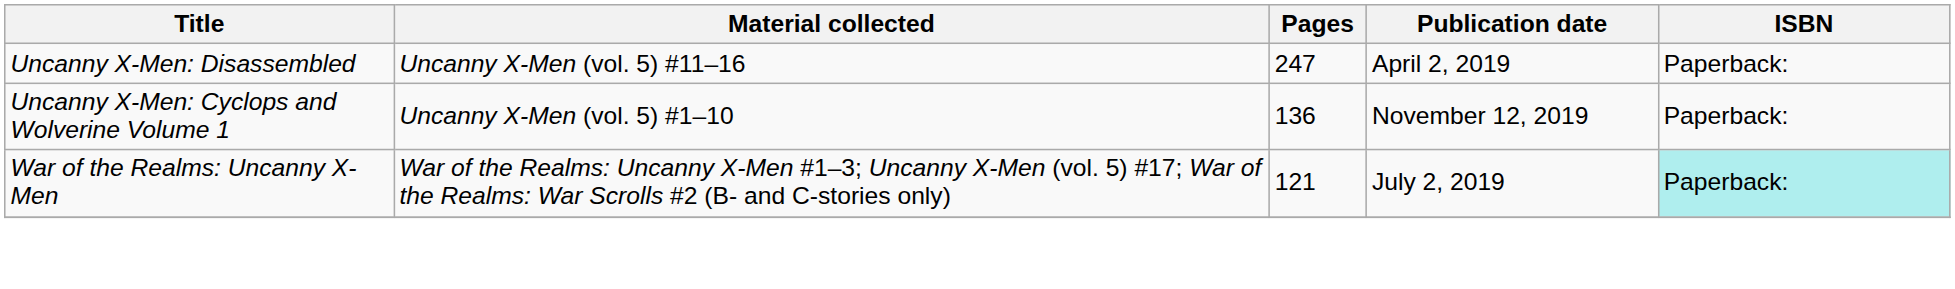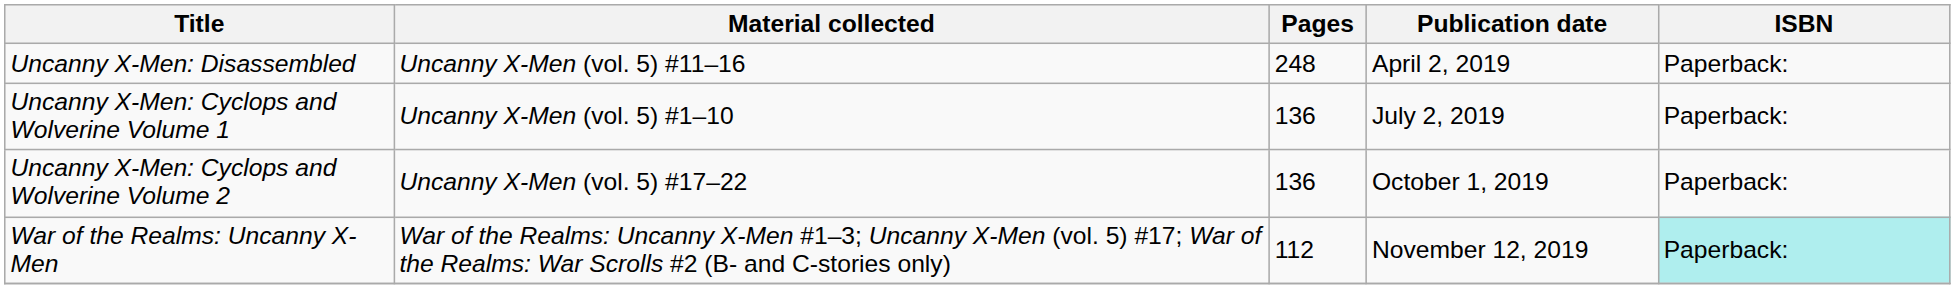(1295, 63) 247 -> (1295, 63) 248
(1480, 116) November 12, 2019 -> (1438, 116) July 2, 2019
+ row: (173, 182)
(1295, 182) 121 -> (1294, 249) 112
(1438, 182) July 2, 2019 -> (1480, 249) November 12, 2019
